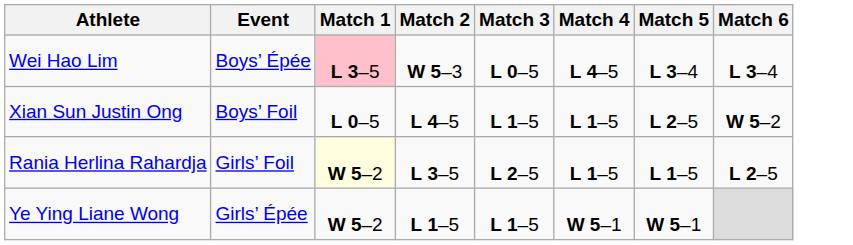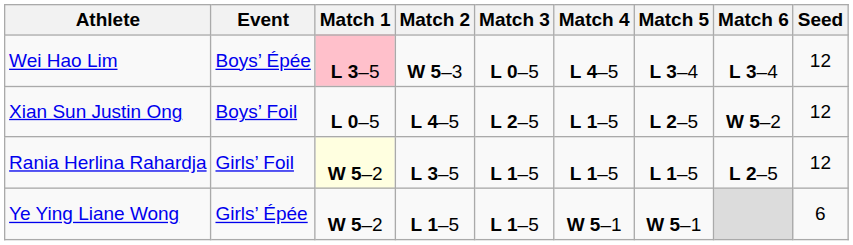+ column: (820, 20)
(514, 122) L 1–5 -> (514, 122) L 2–5
(514, 174) L 2–5 -> (514, 174) L 1–5
